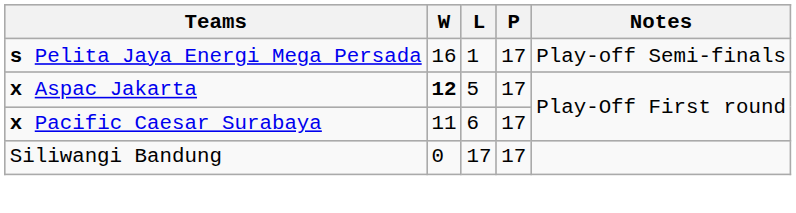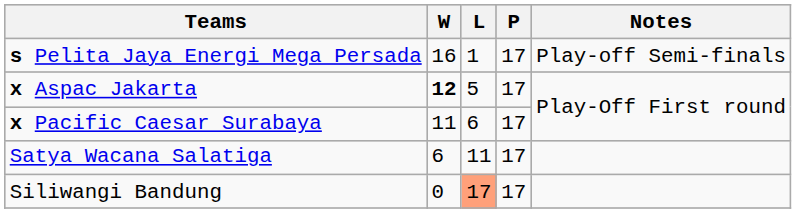+ row: (141, 157)
(479, 157) no background -> (479, 191) lightsalmon background
